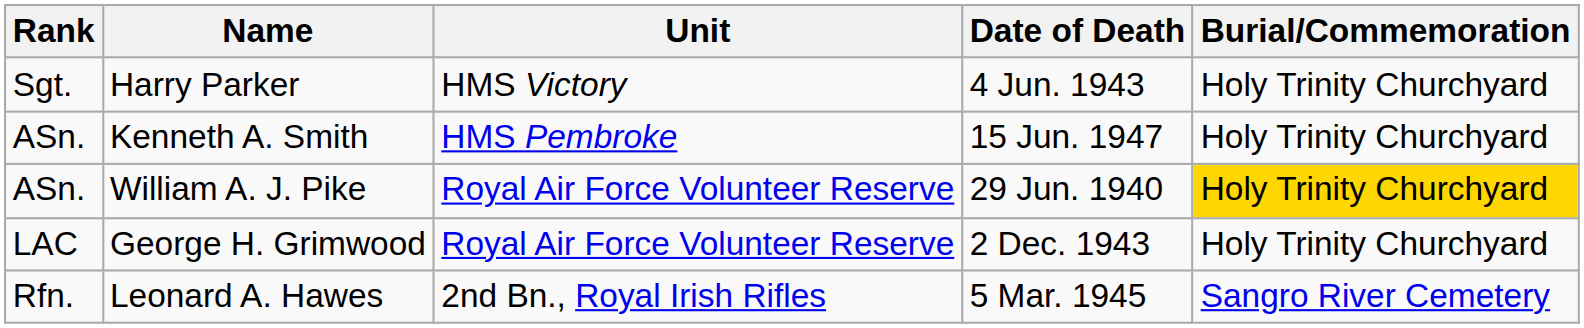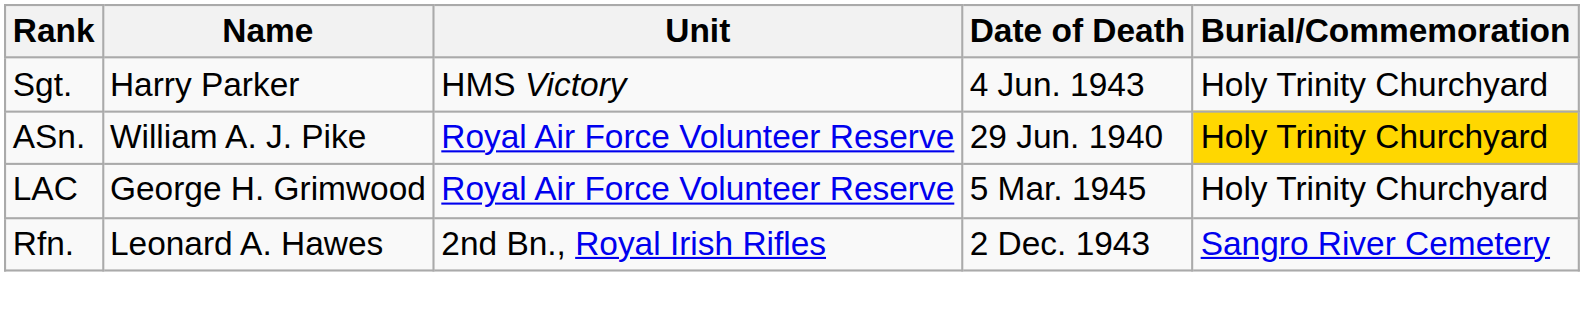- row: (239, 137)
(1060, 243) 2 Dec. 1943 -> (1058, 190) 5 Mar. 1945
(1058, 296) 5 Mar. 1945 -> (1060, 243) 2 Dec. 1943
